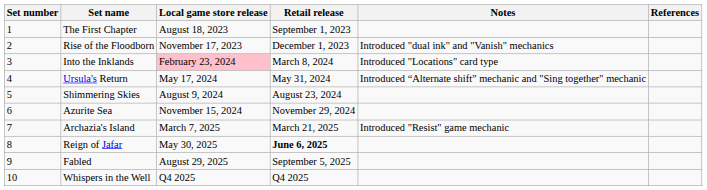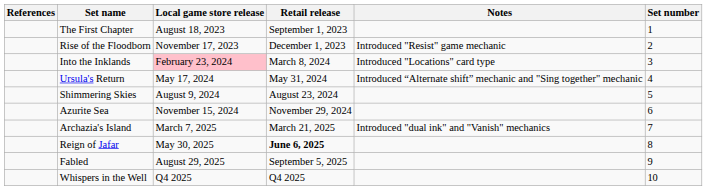columns swapped: (33, 12) <-> (675, 12)
(457, 45) Introduced "dual ink" and "Vanish" mechanics -> (431, 45) Introduced "Resist" game mechanic
(435, 128) Introduced "Resist" game mechanic -> (453, 128) Introduced "dual ink" and "Vanish" mechanics
